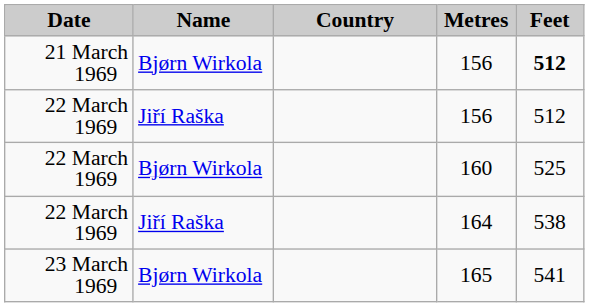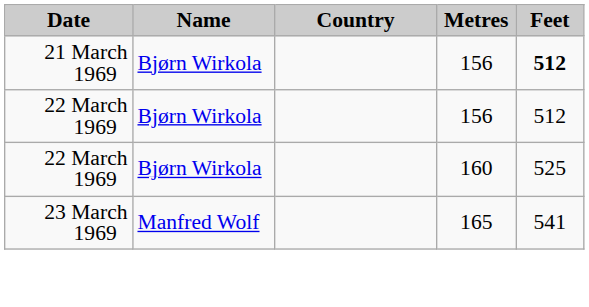(181, 115) Jiří Raška -> (200, 115) Bjørn Wirkola
- row: (86, 222)
(200, 275) Bjørn Wirkola -> (198, 222) Manfred Wolf
